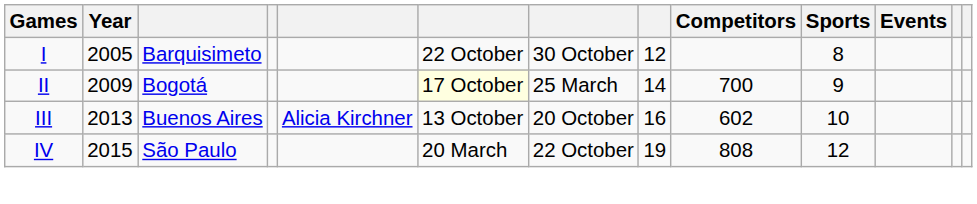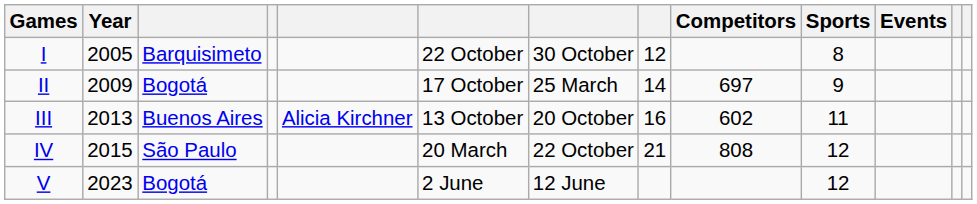(473, 86) lightyellow background -> (473, 86) no background
(736, 86) 700 -> (736, 86) 697
(838, 118) 10 -> (838, 118) 11
(655, 150) 19 -> (655, 150) 21
+ row: (44, 183)
